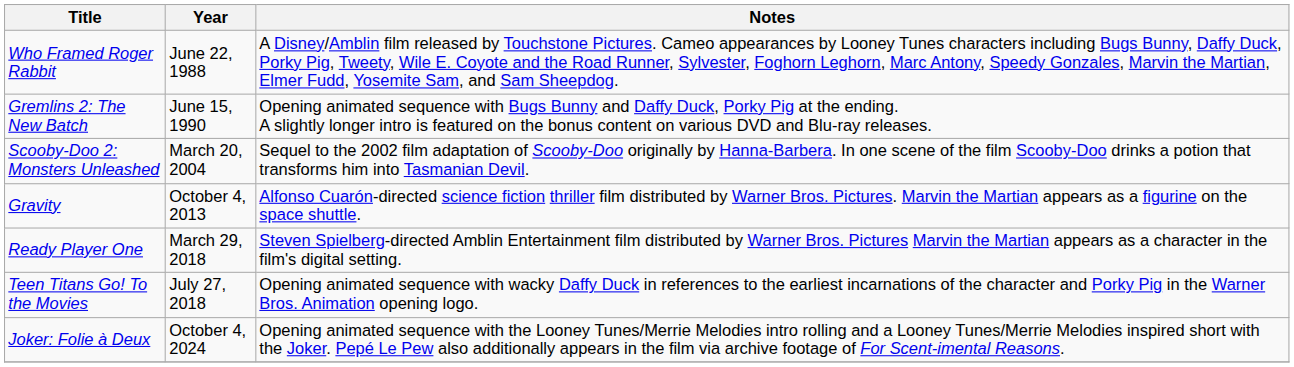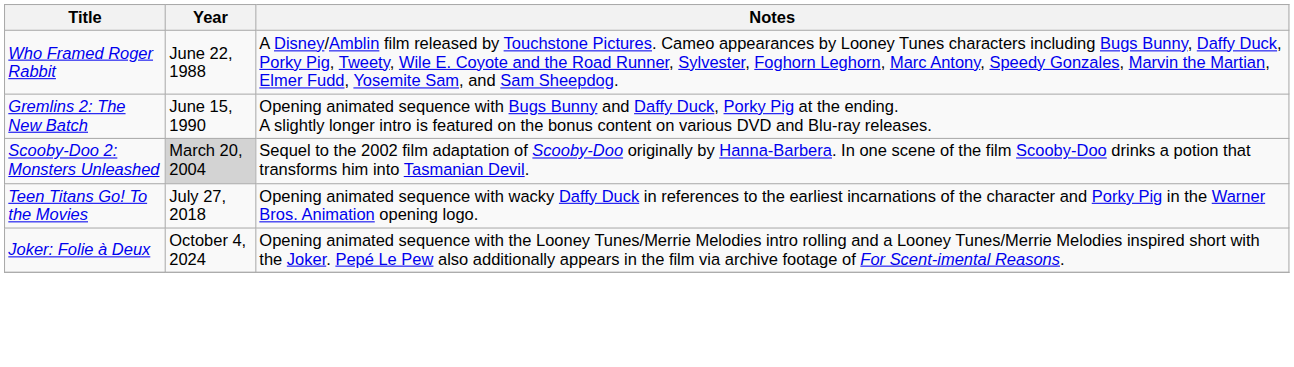(206, 160) no background -> (206, 160) lightgrey background
- row: (34, 205)
- row: (76, 250)
